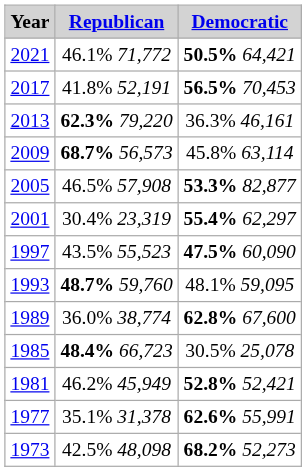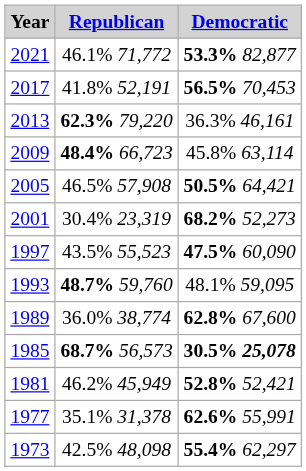(240, 54) 50.5% 64,421 -> (240, 54) 53.3% 82,877
(117, 153) 68.7% 56,573 -> (117, 153) 48.4% 66,723
(240, 186) 53.3% 82,877 -> (240, 186) 50.5% 64,421
(240, 219) 55.4% 62,297 -> (240, 219) 68.2% 52,273
(117, 350) 48.4% 66,723 -> (117, 350) 68.7% 56,573
(240, 350) normal -> (240, 350) bold
(240, 449) 68.2% 52,273 -> (240, 449) 55.4% 62,297
